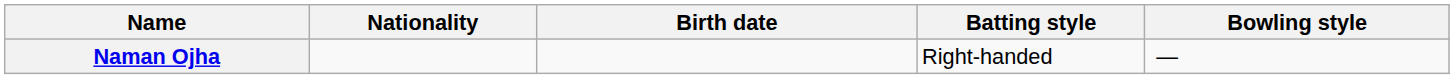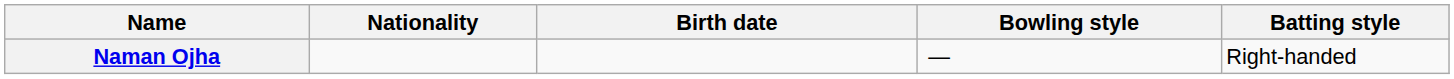columns swapped: (1031, 22) <-> (1297, 22)
